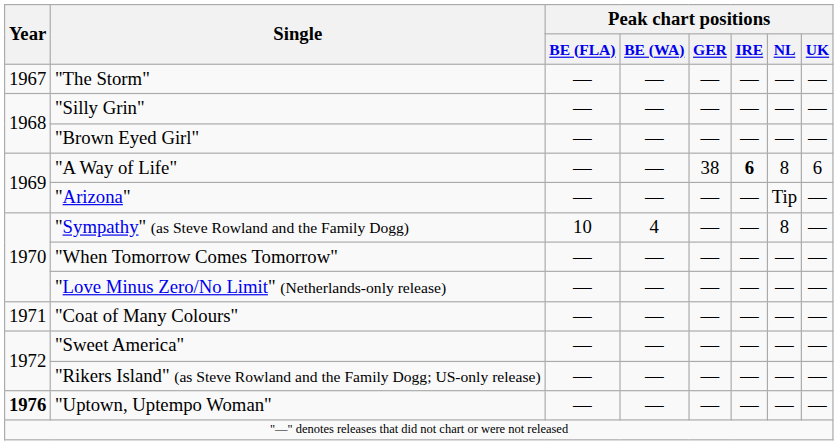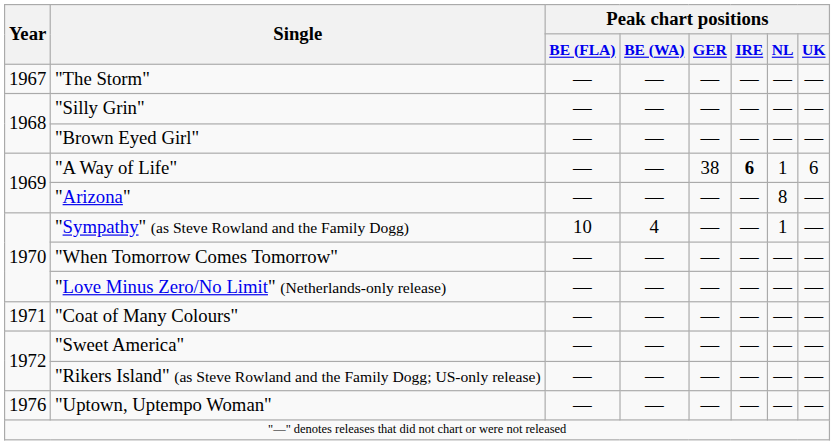(784, 167) 8 -> (783, 167) 1
(784, 197) Tip -> (783, 197) 8
(784, 227) 8 -> (783, 227) 1
(28, 405) bold -> (28, 405) normal
